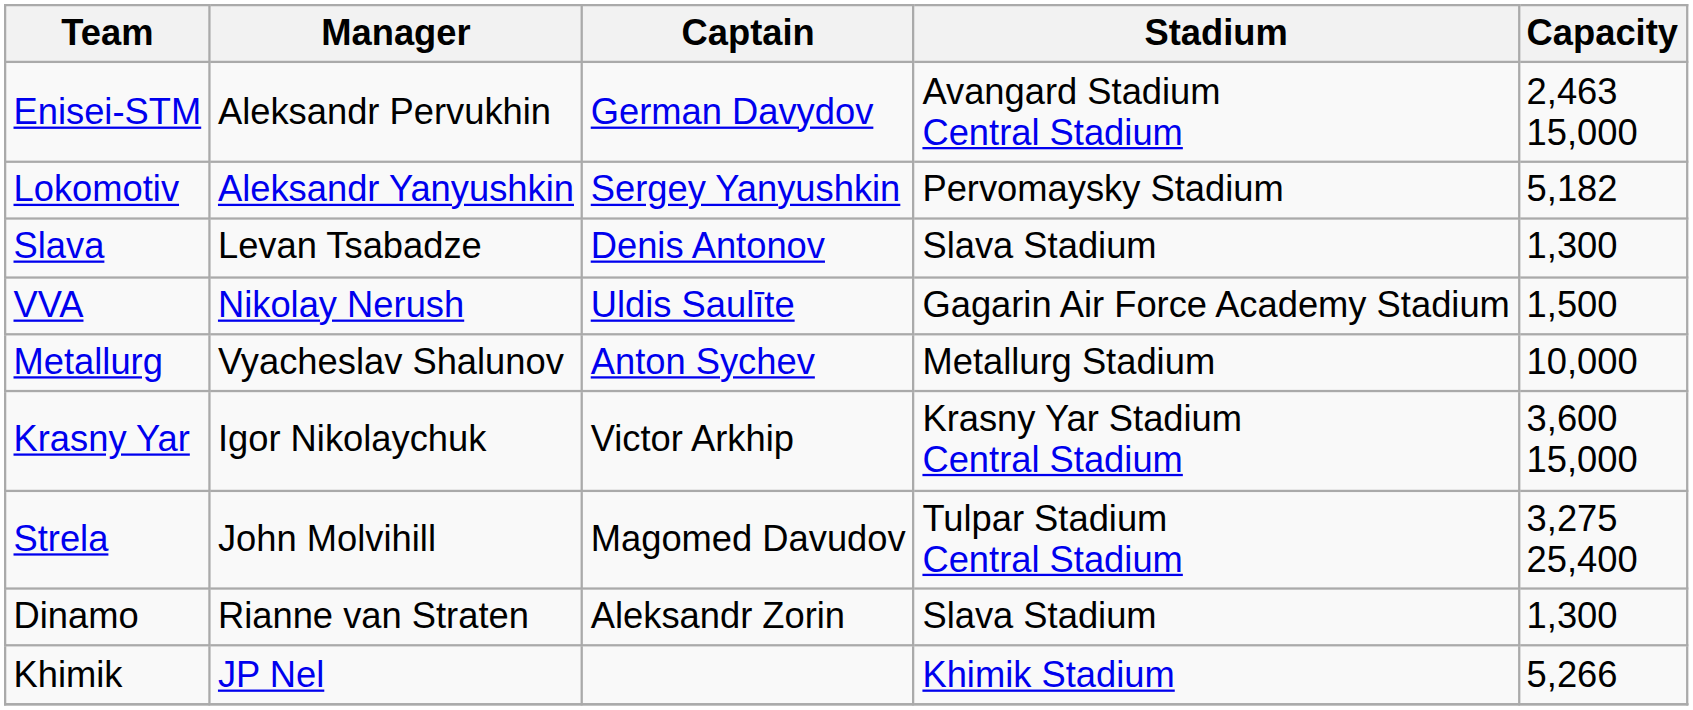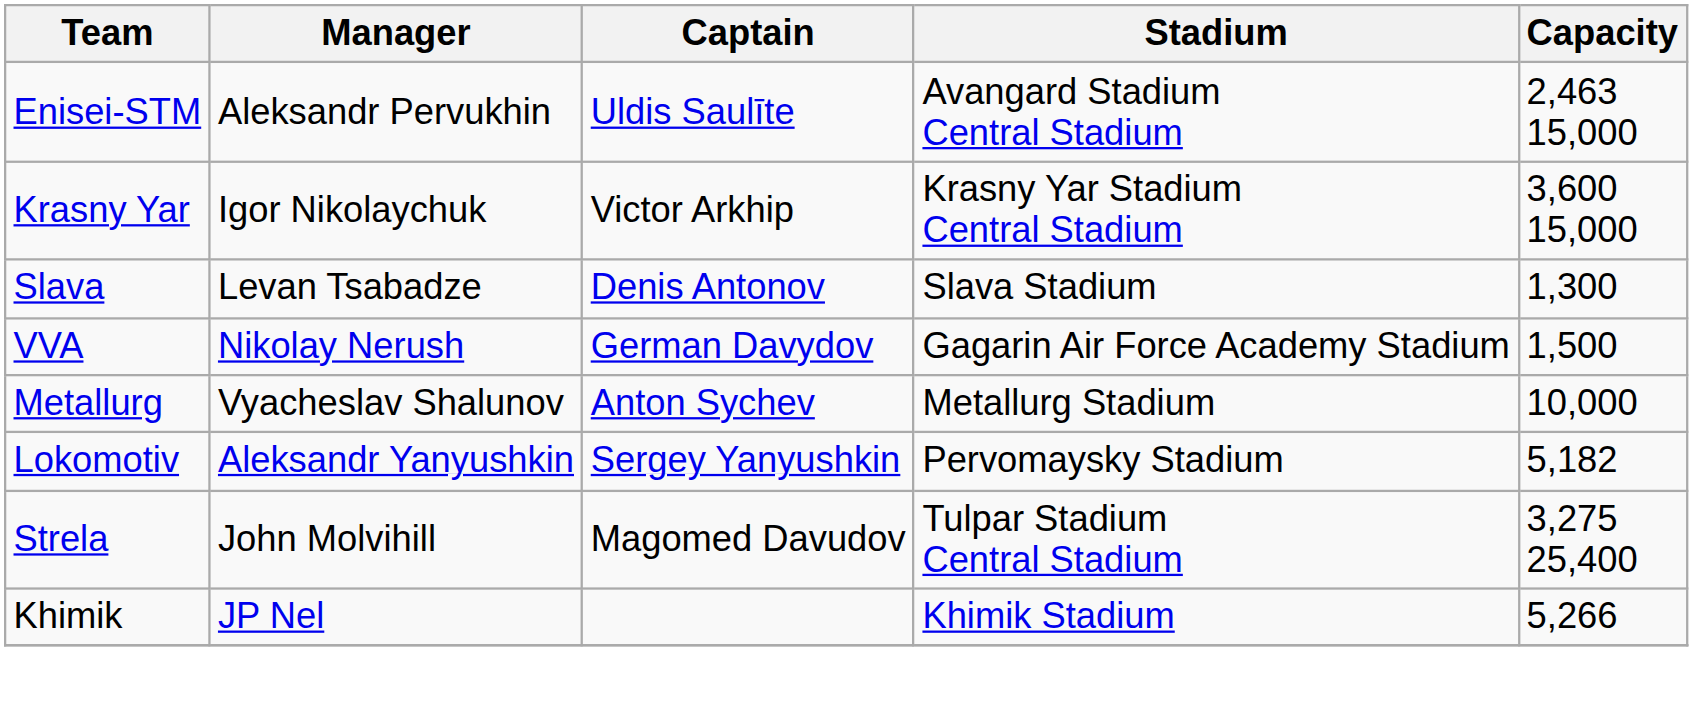(732, 111) German Davydov -> (693, 111) Uldis Saulīte
rows swapped: (102, 440) <-> (96, 189)
(693, 304) Uldis Saulīte -> (732, 345) German Davydov
- row: (76, 616)
